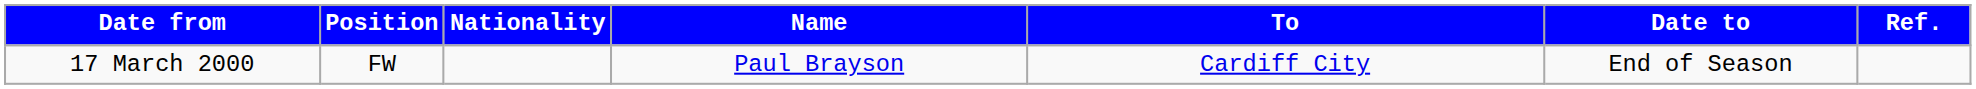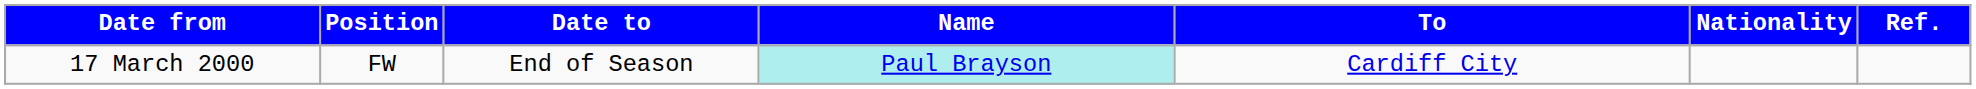columns swapped: (528, 25) <-> (1701, 25)
(819, 64) no background -> (966, 64) paleturquoise background
